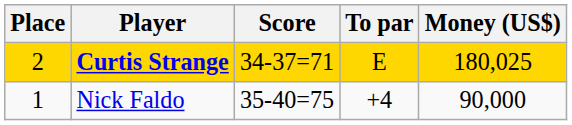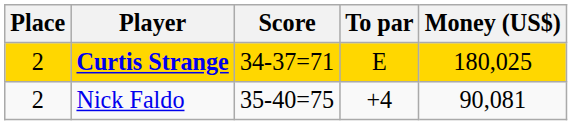(38, 100) 1 -> (38, 100) 2
(493, 100) 90,000 -> (493, 100) 90,081
